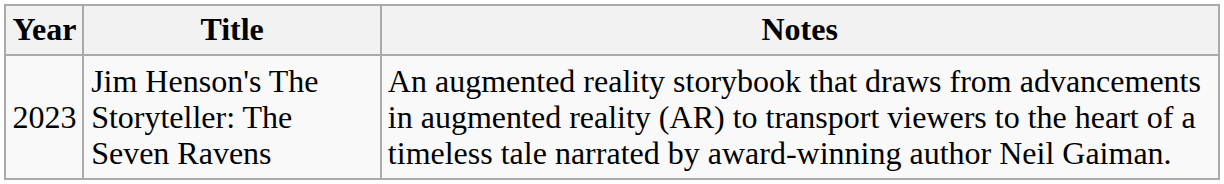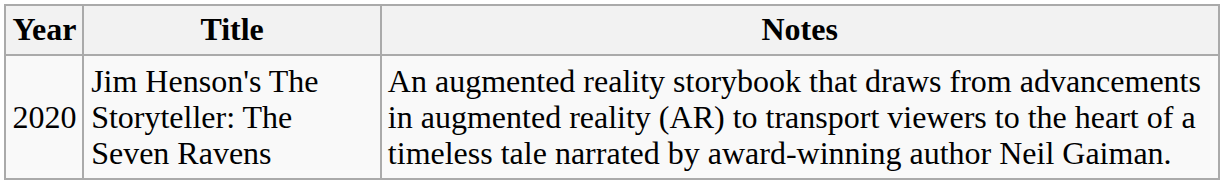(44, 116) 2023 -> (44, 116) 2020
